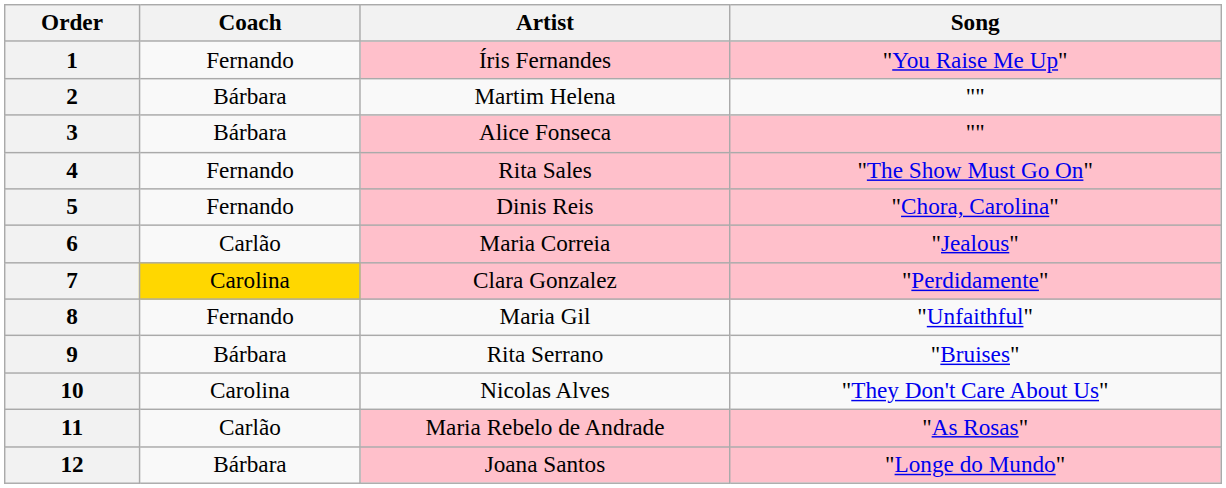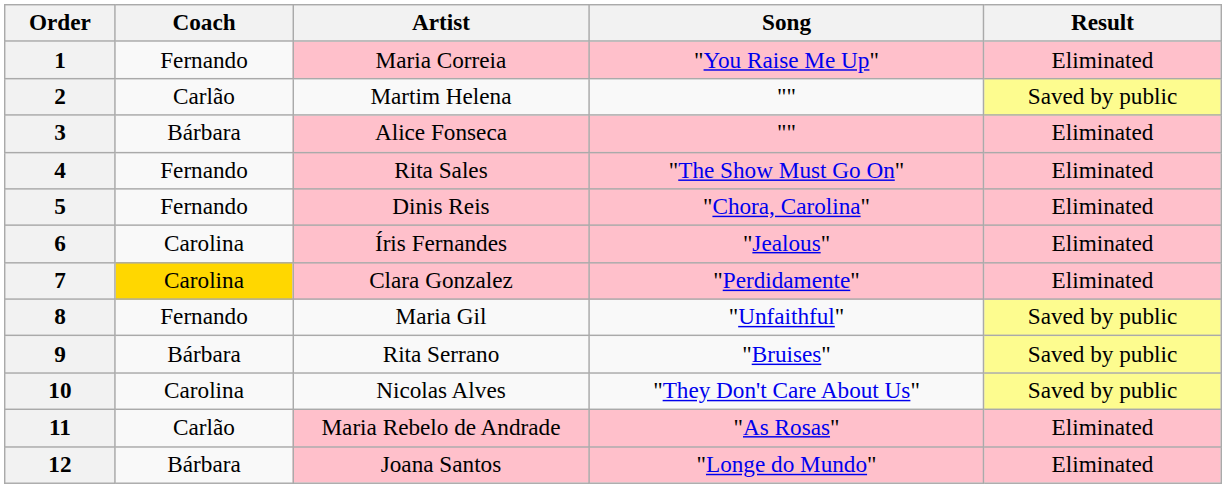+ column: (1102, 22)
(545, 59) Íris Fernandes -> (441, 59) Maria Correia
(250, 96) Bárbara -> (204, 96) Carlão
(250, 243) Carlão -> (204, 243) Carolina
(545, 243) Maria Correia -> (441, 243) Íris Fernandes
